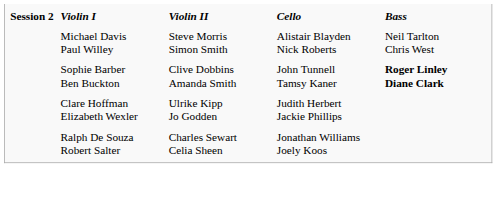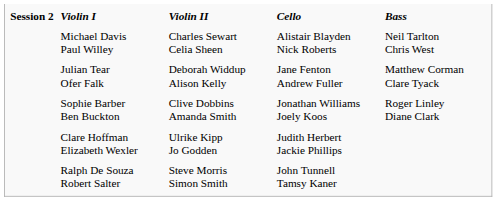(198, 43) Steve Morris Simon Smith -> (203, 43) Charles Sewart Celia Sheen
+ row: (85, 76)
(307, 76) John Tunnell Tamsy Kaner -> (318, 110) Jonathan Williams Joely Koos
(416, 76) bold -> (415, 110) normal
(203, 143) Charles Sewart Celia Sheen -> (198, 177) Steve Morris Simon Smith
(318, 143) Jonathan Williams Joely Koos -> (307, 177) John Tunnell Tamsy Kaner
